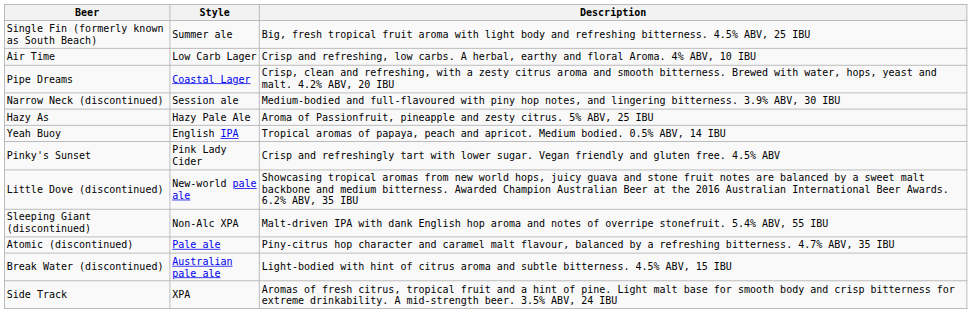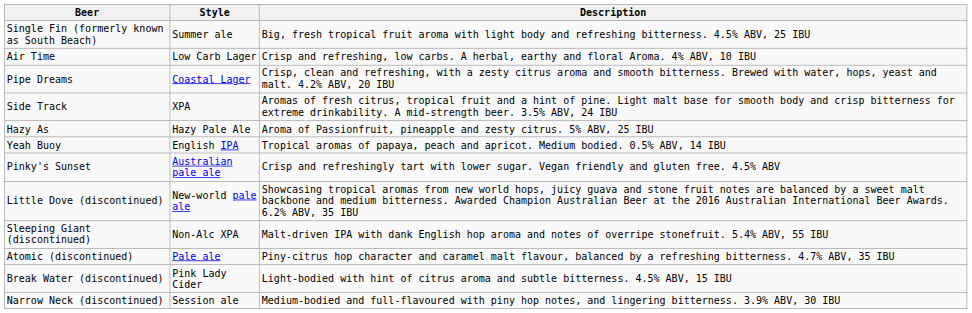rows swapped: (37, 295) <-> (85, 101)
(199, 156) Pink Lady Cider -> (202, 167) Australian pale ale
(202, 267) Australian pale ale -> (199, 279) Pink Lady Cider
